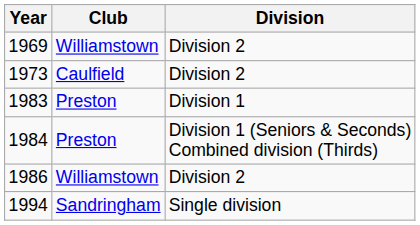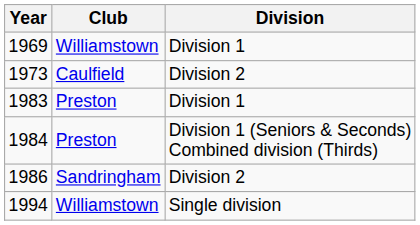(207, 46) Division 2 -> (207, 46) Division 1
(107, 177) Williamstown -> (108, 177) Sandringham
(108, 205) Sandringham -> (107, 205) Williamstown
